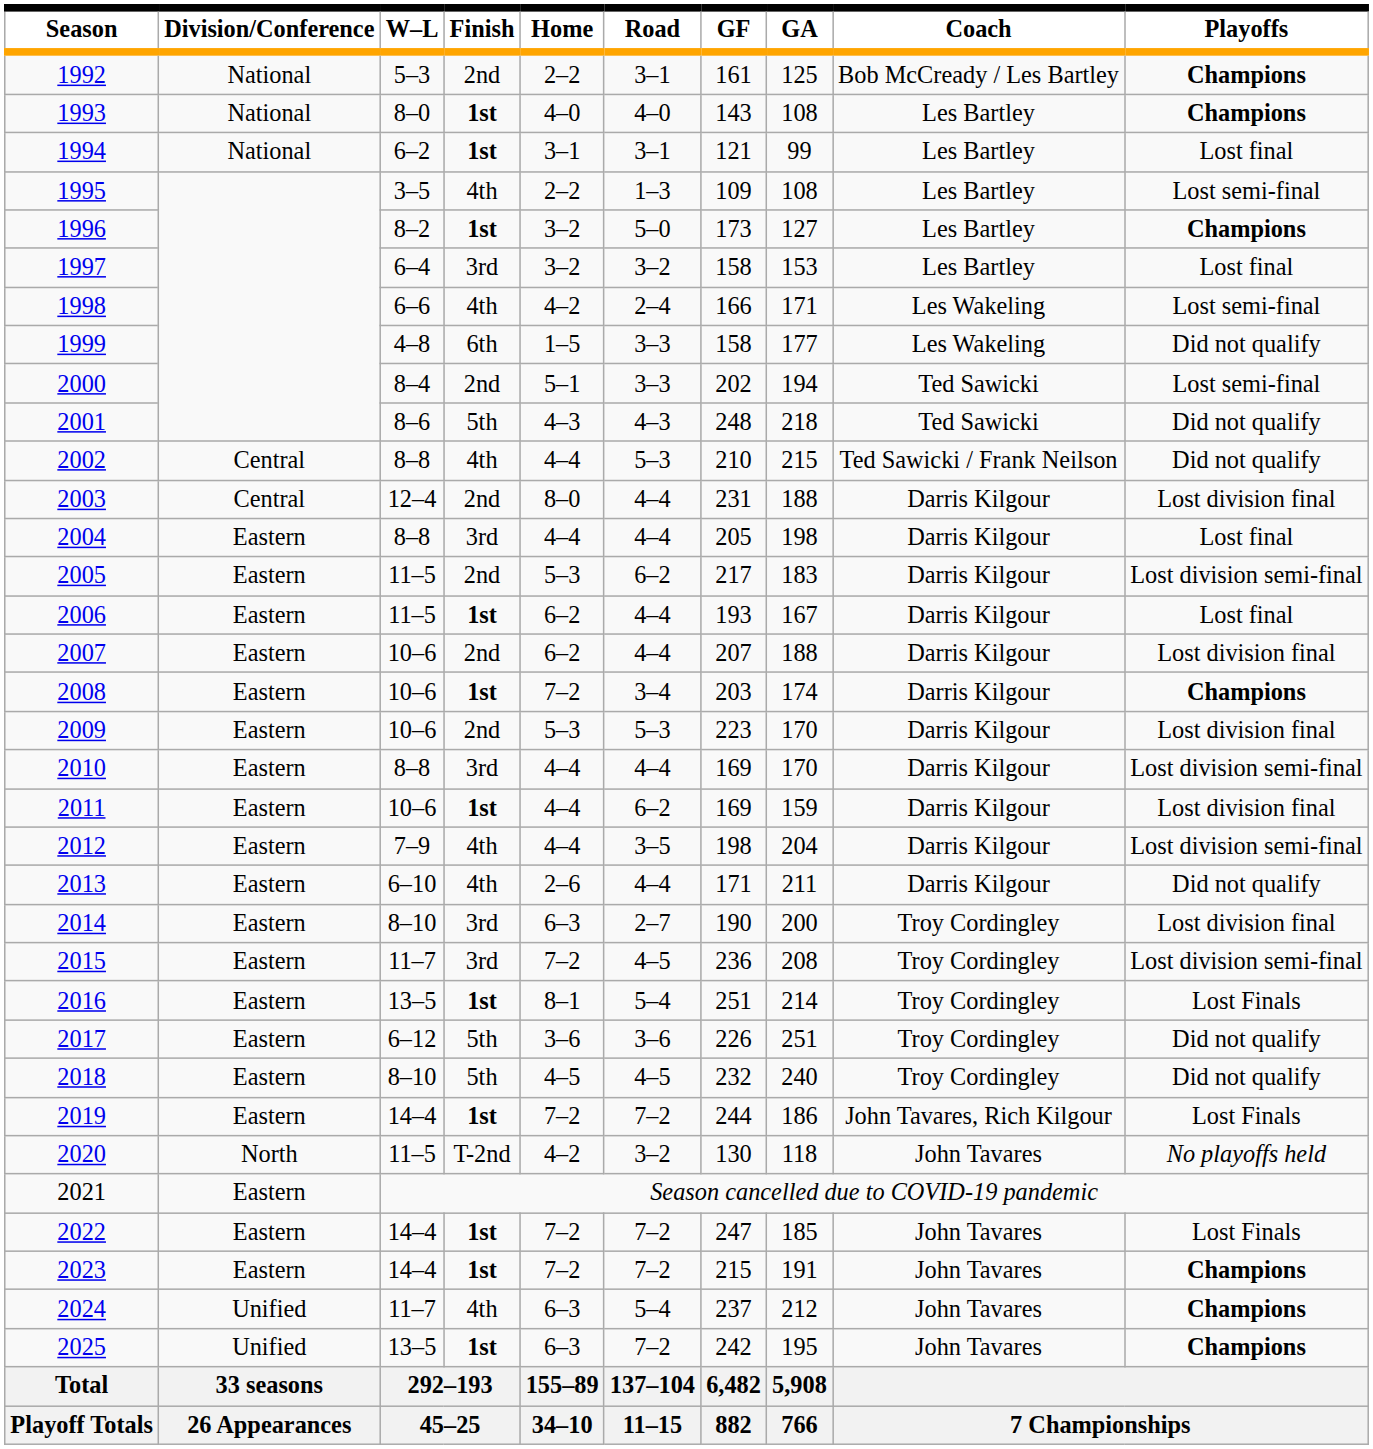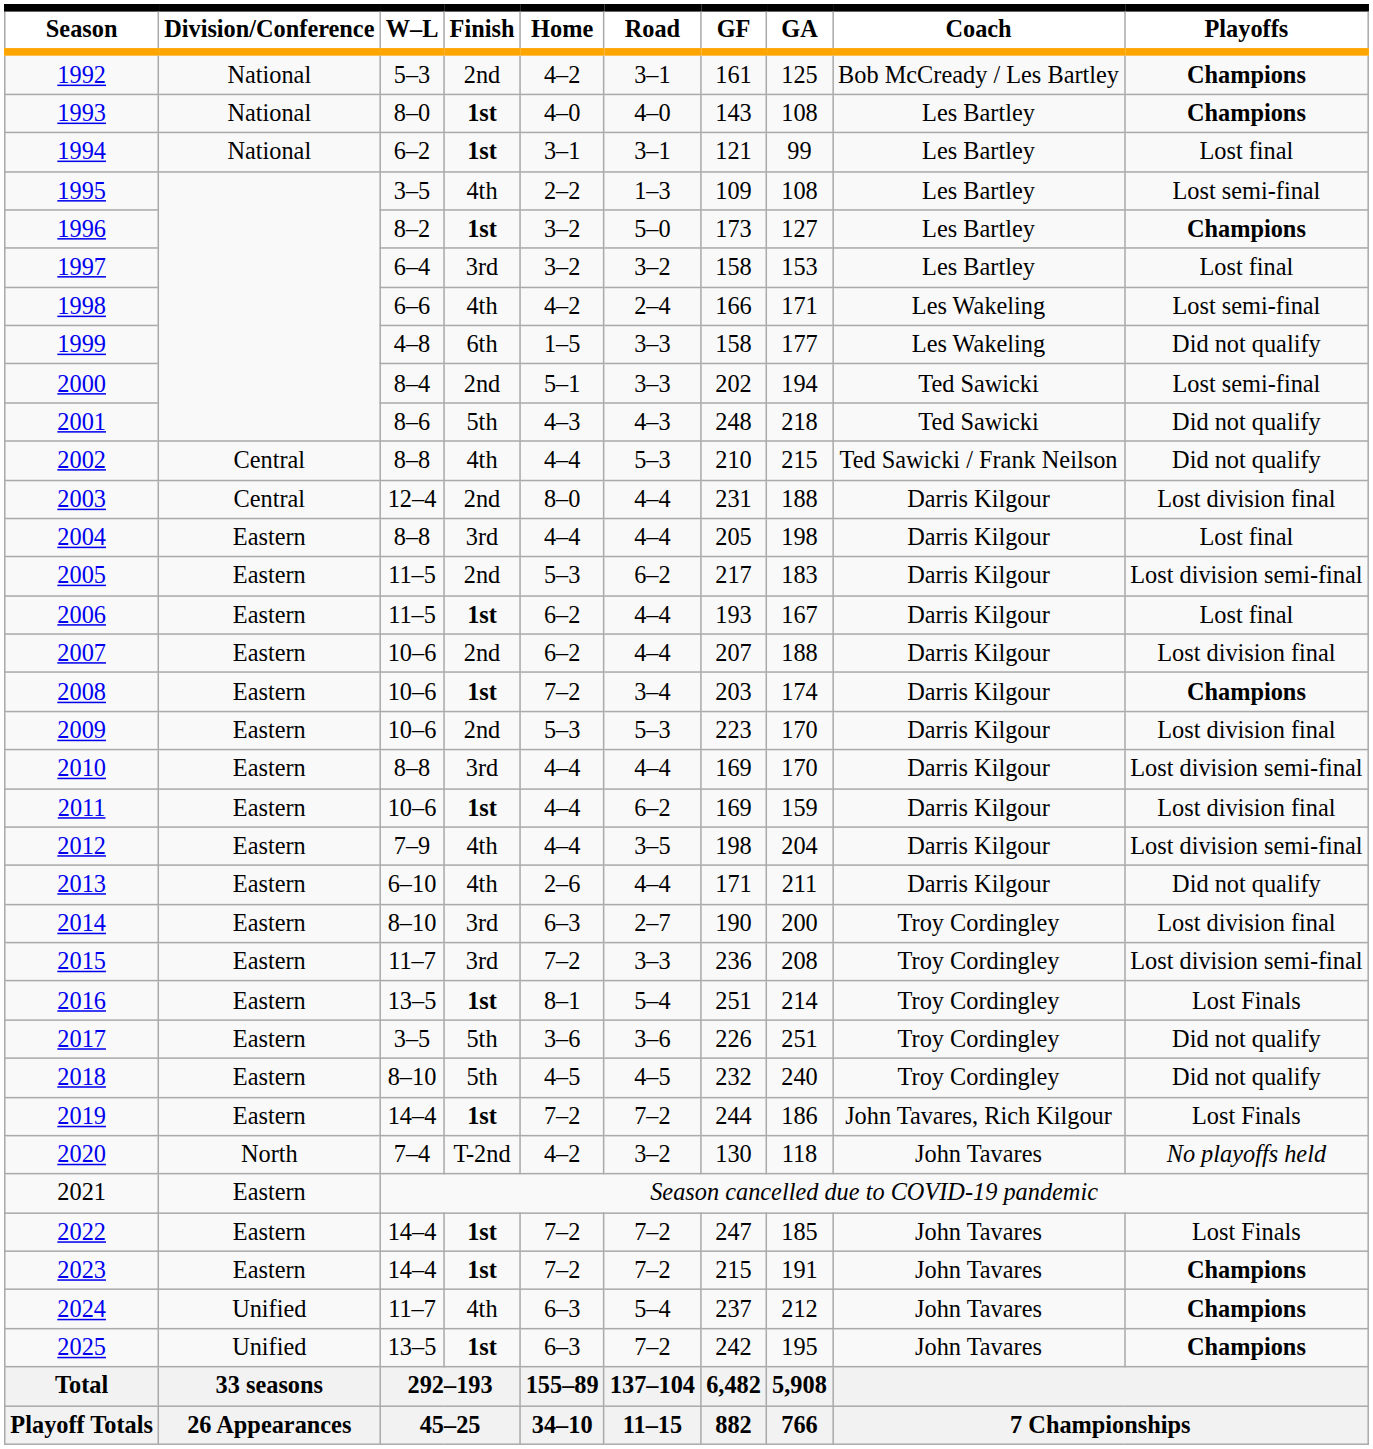(562, 74) 2–2 -> (562, 74) 4–2
(652, 961) 4–5 -> (652, 961) 3–3
(412, 1038) 6–12 -> (412, 1038) 3–5
(412, 1154) 11–5 -> (412, 1154) 7–4
